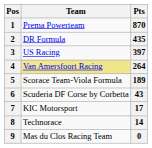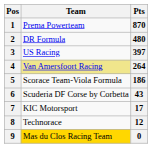(139, 38) 435 -> (139, 38) 480
(139, 80) 189 -> (139, 80) 186
(139, 122) 14 -> (139, 122) 12
(68, 136) no background -> (68, 136) gold background
